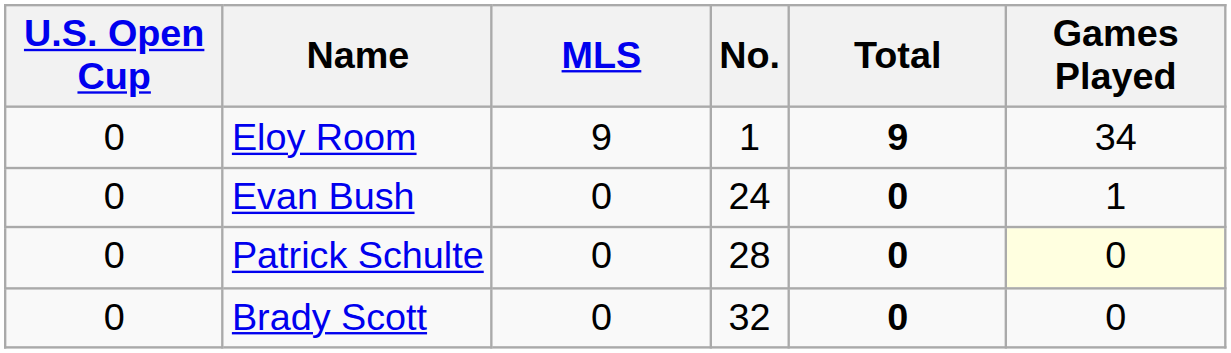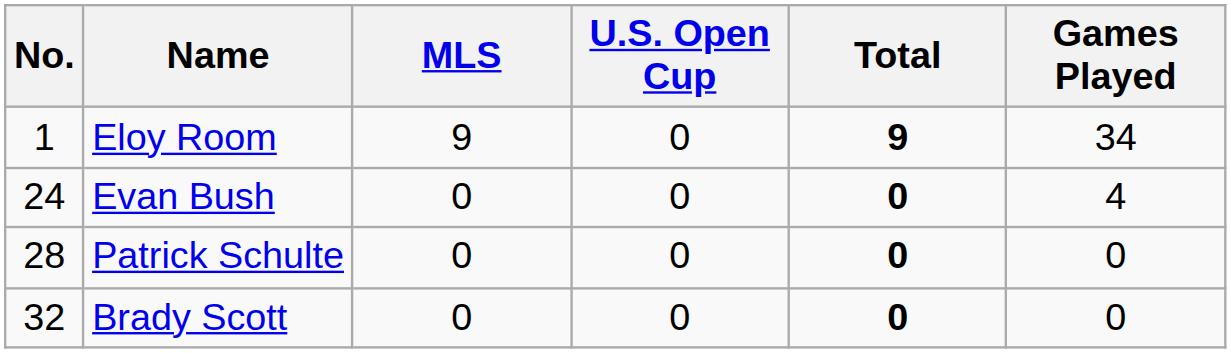columns swapped: (750, 55) <-> (114, 55)
(1116, 196) 1 -> (1116, 196) 4
(1116, 256) lightyellow background -> (1116, 256) no background
